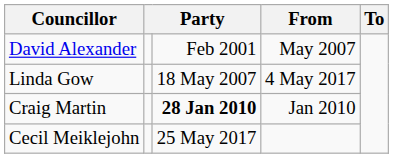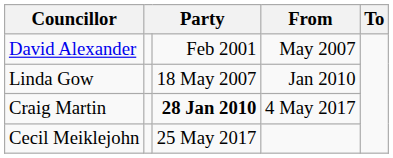(310, 78) 4 May 2017 -> (322, 78) Jan 2010
(322, 108) Jan 2010 -> (310, 108) 4 May 2017
